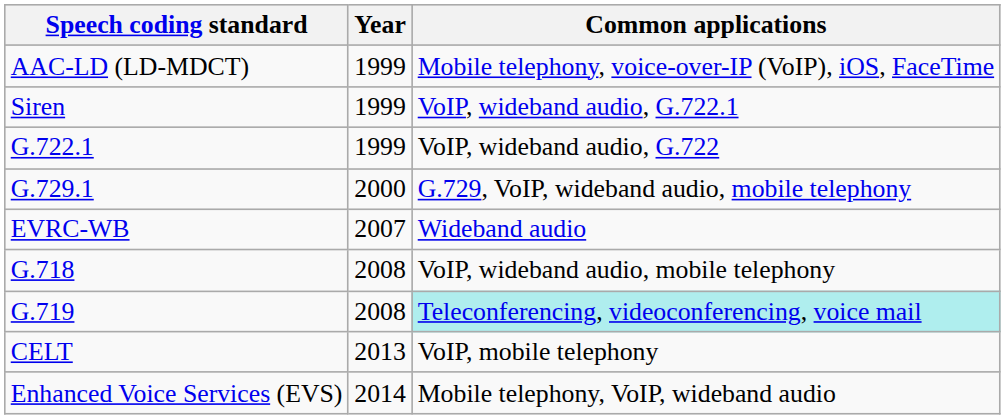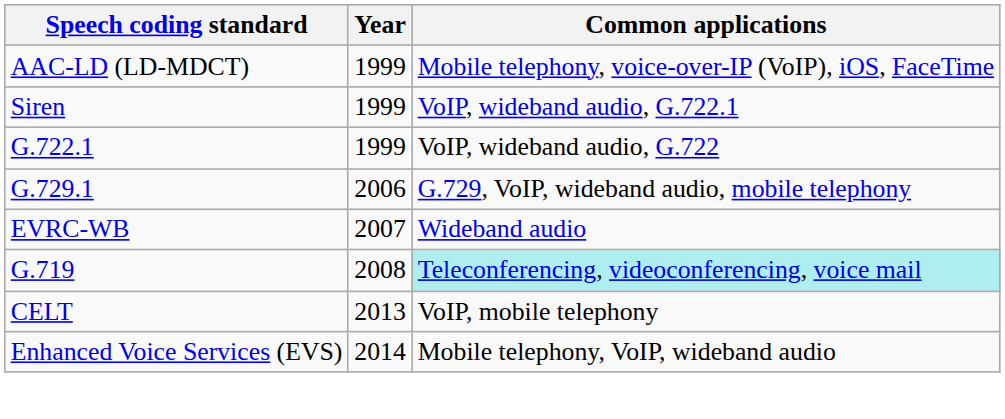(380, 188) 2000 -> (380, 188) 2006
- row: (43, 270)
